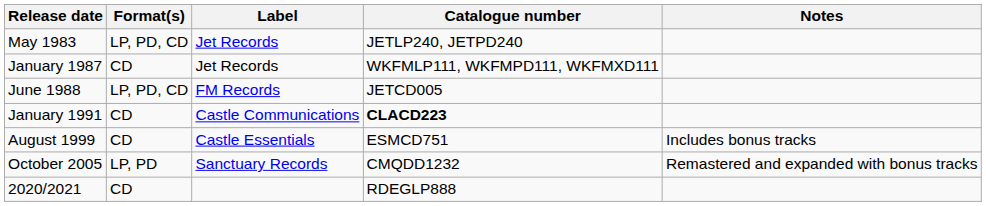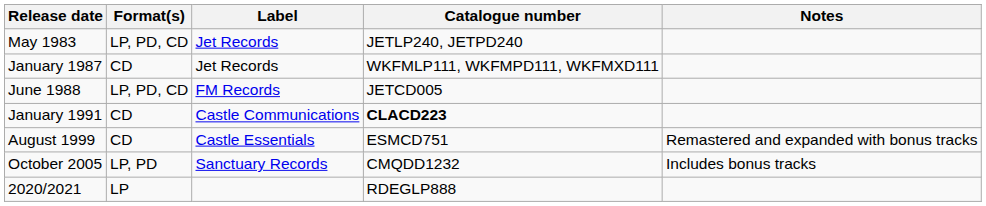(741, 139) Includes bonus tracks -> (822, 139) Remastered and expanded with bonus tracks
(822, 164) Remastered and expanded with bonus tracks -> (741, 164) Includes bonus tracks
(121, 189) CD -> (120, 189) LP
